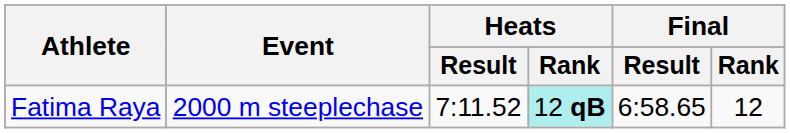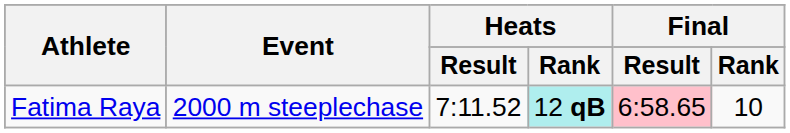(662, 107) no background -> (662, 107) pink background
(748, 107) 12 -> (748, 107) 10
